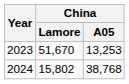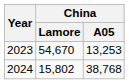(56, 50) 51,670 -> (56, 50) 54,670
